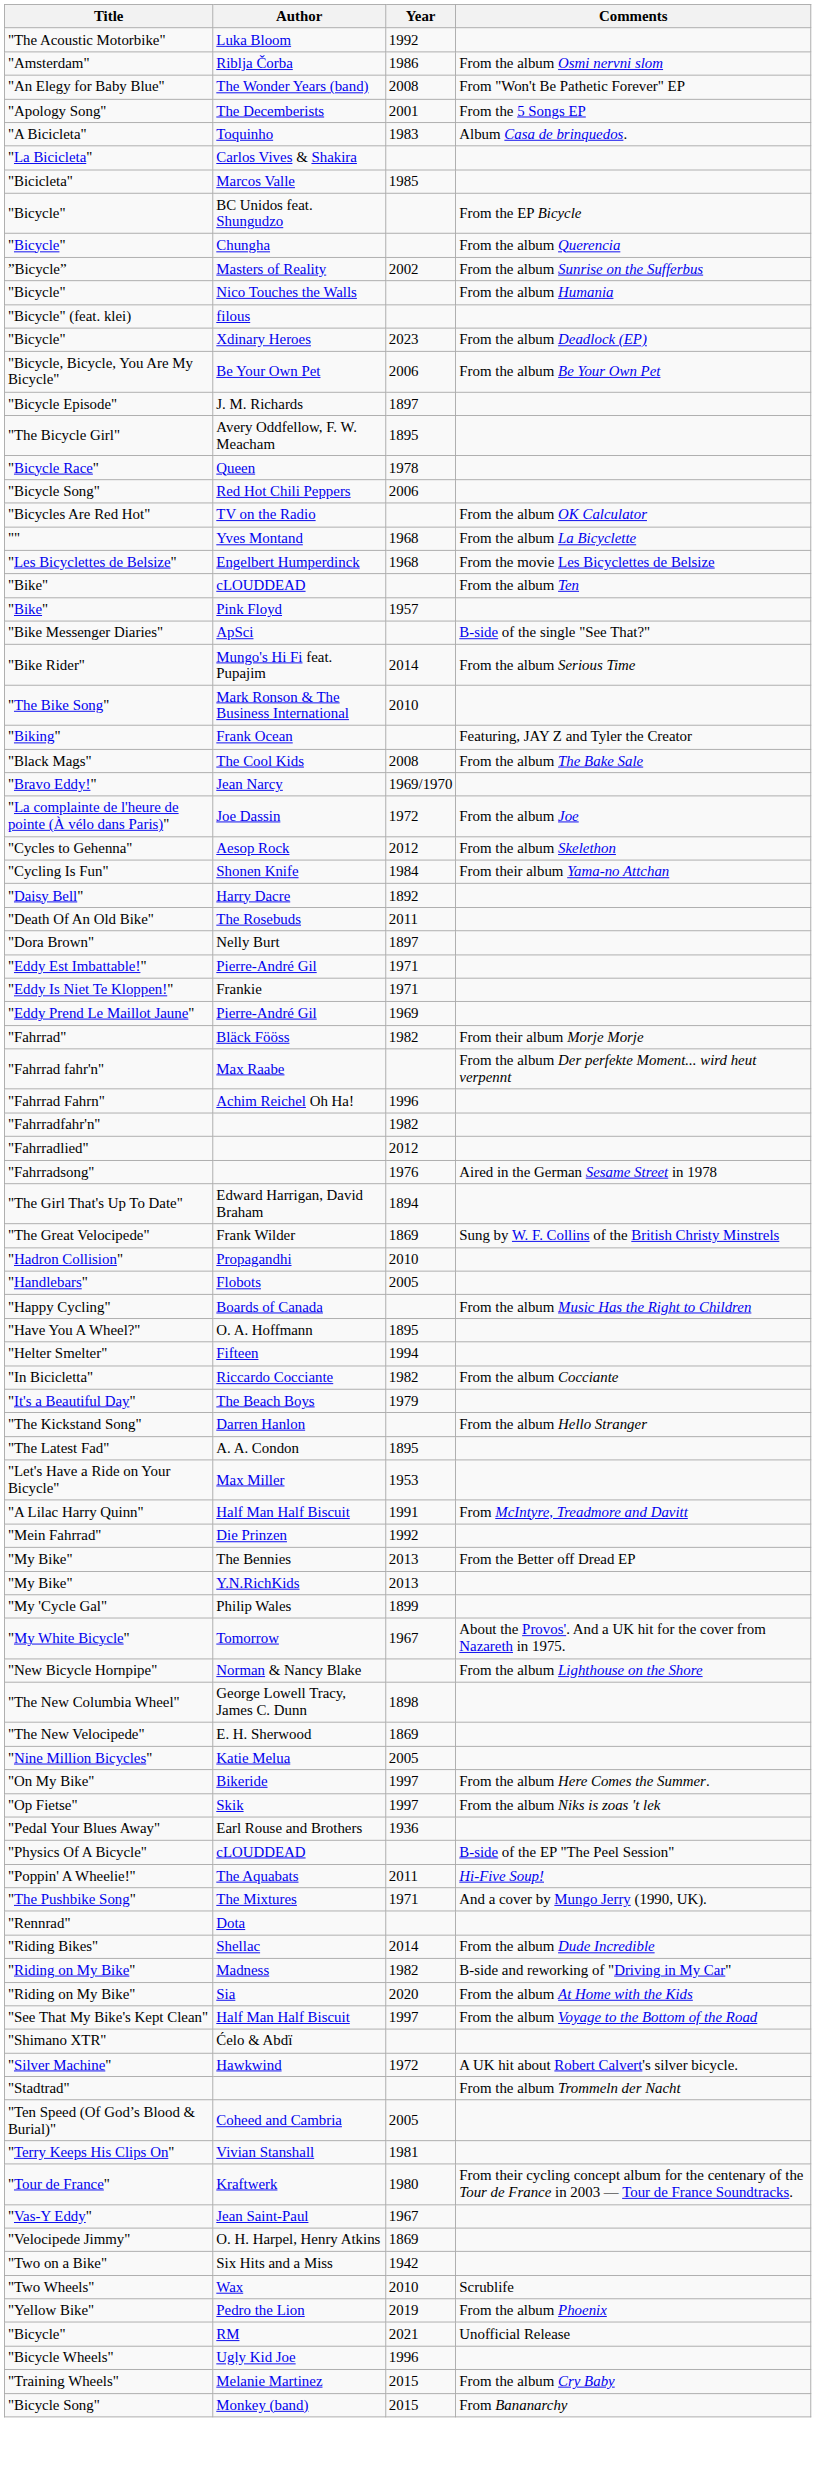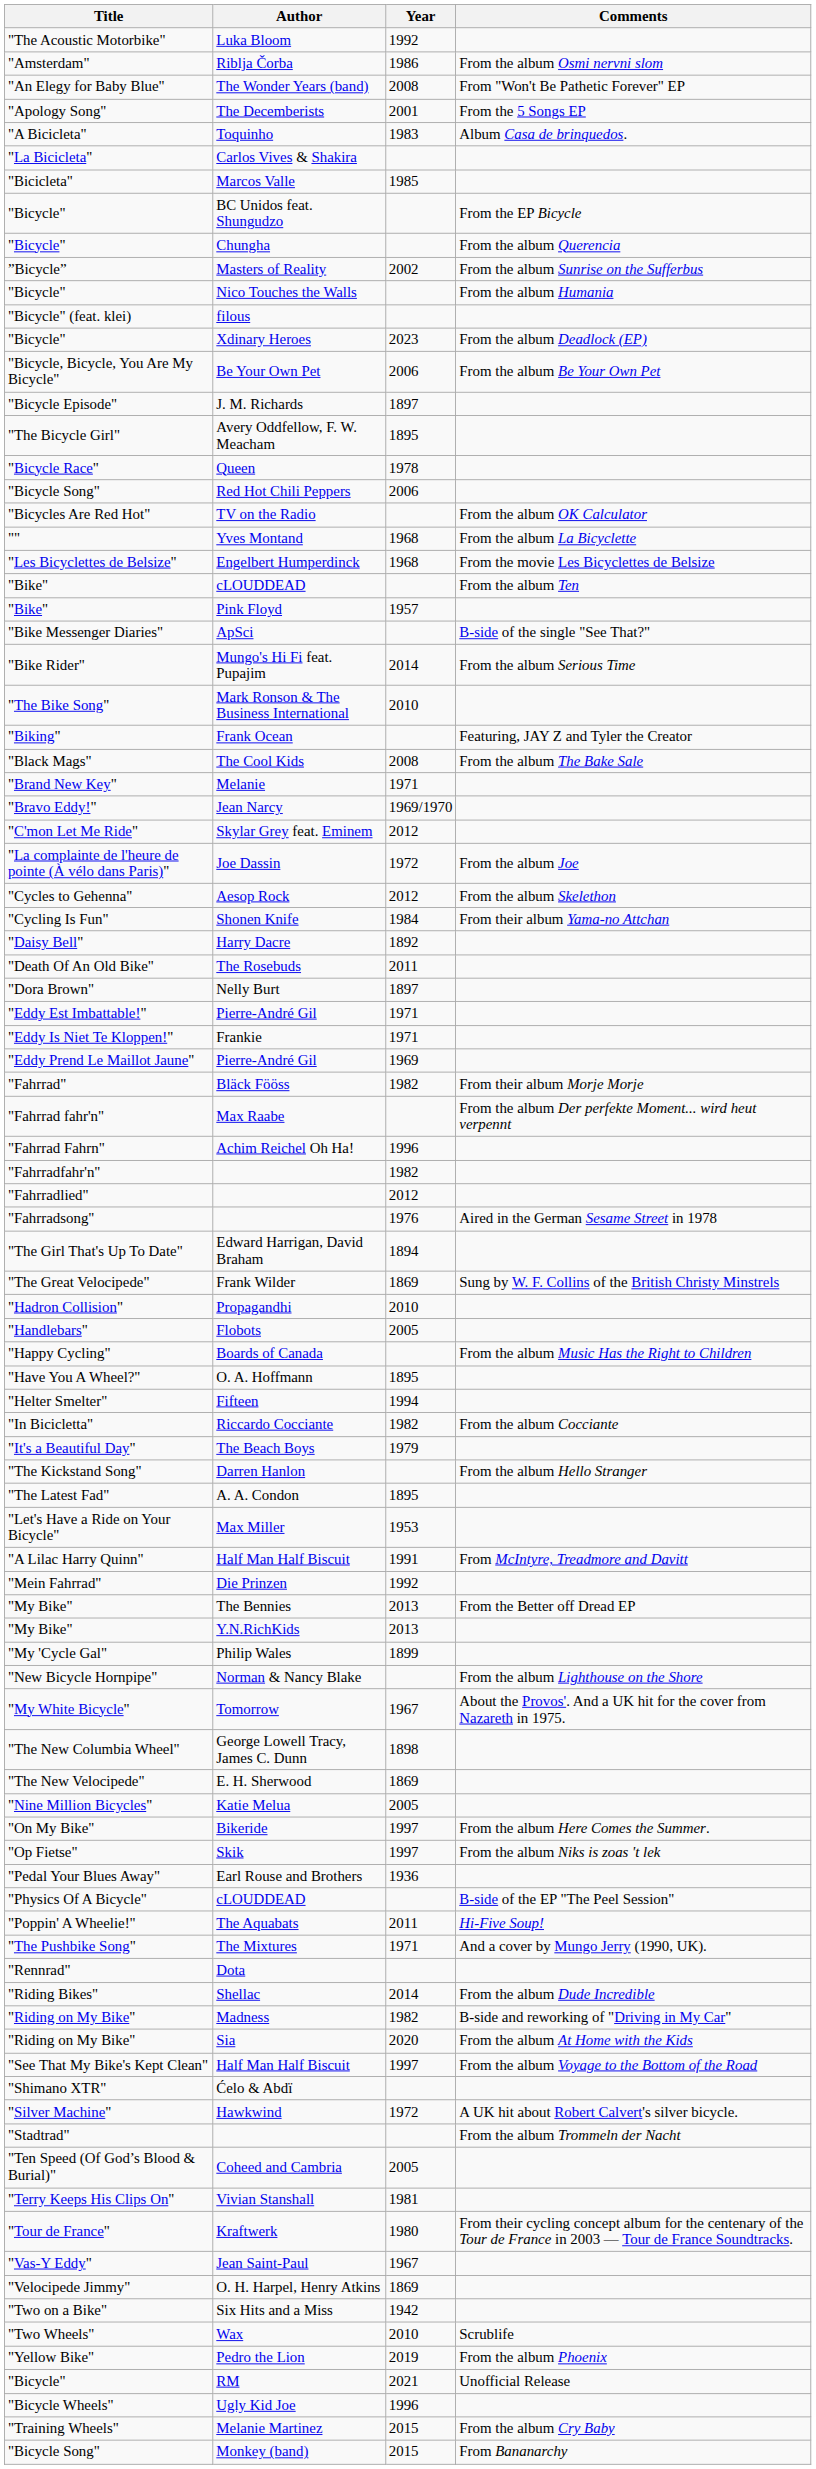+ row: (62, 784)
+ row: (73, 831)
rows swapped: (69, 1638) <-> (83, 1670)
